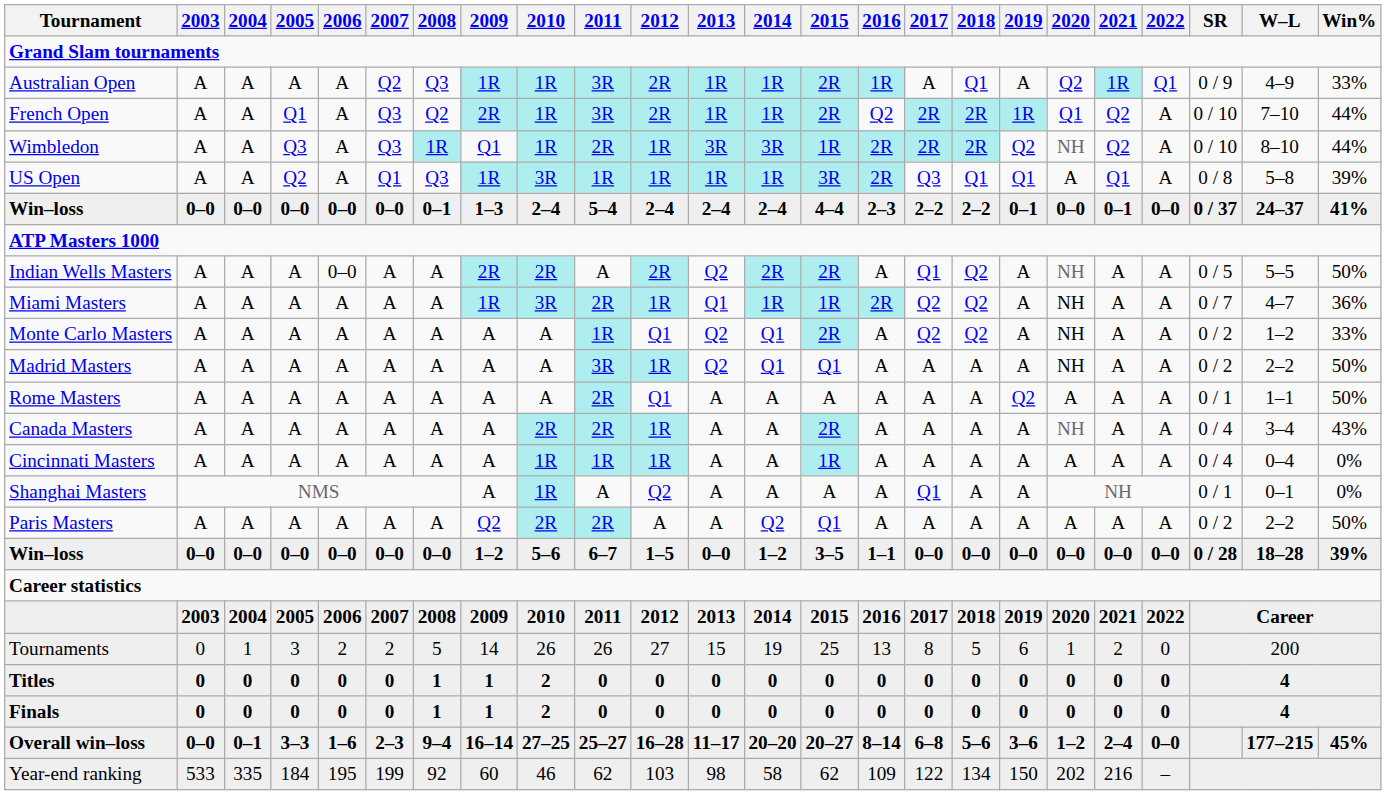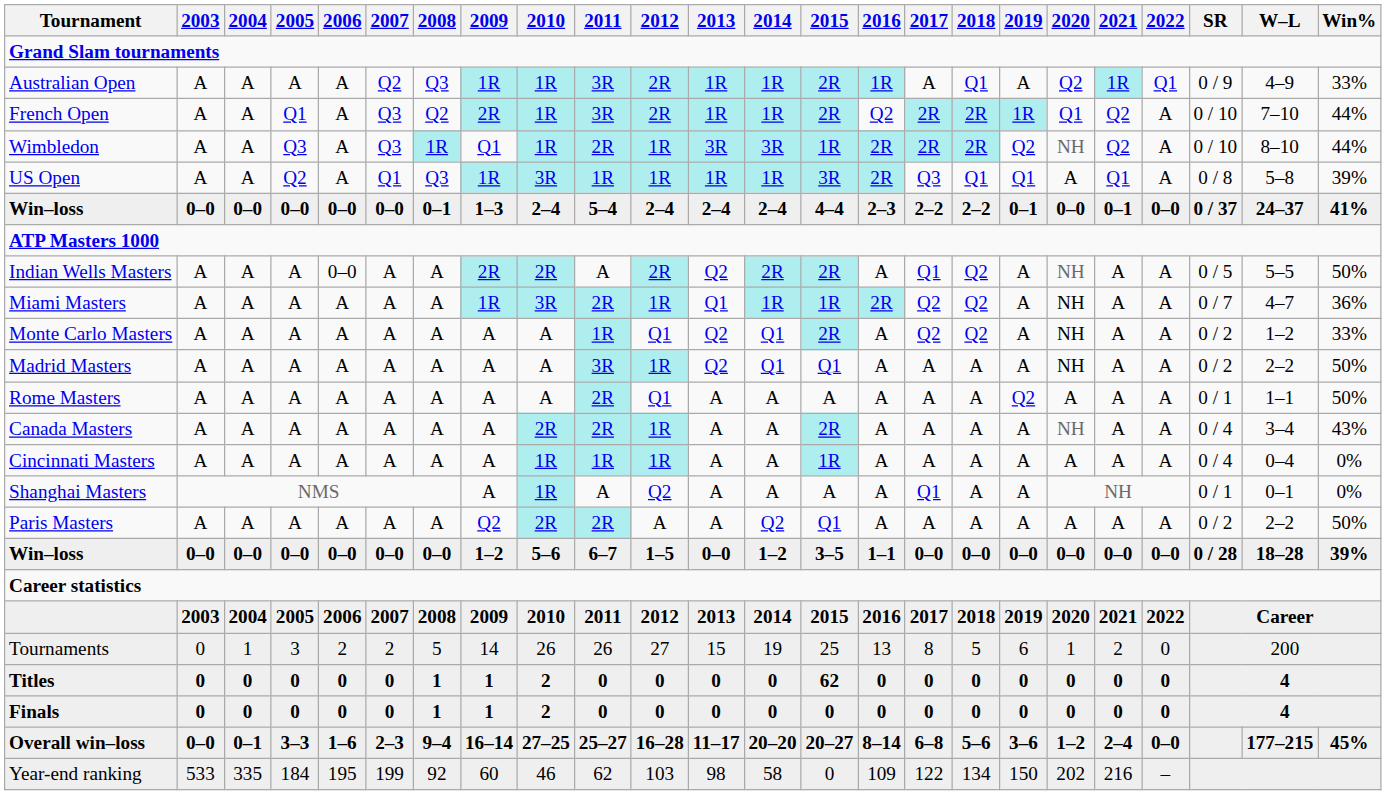(829, 680) 0 -> (829, 680) 62
(829, 774) 62 -> (829, 774) 0
